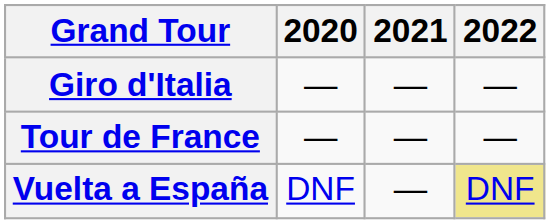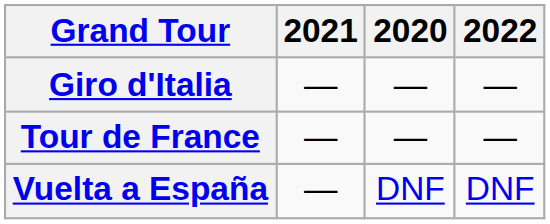columns swapped: (321, 31) <-> (410, 31)
(500, 190) khaki background -> (500, 190) no background
